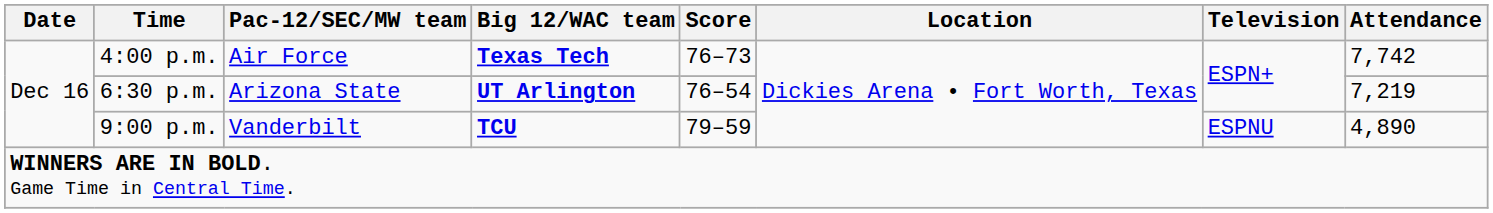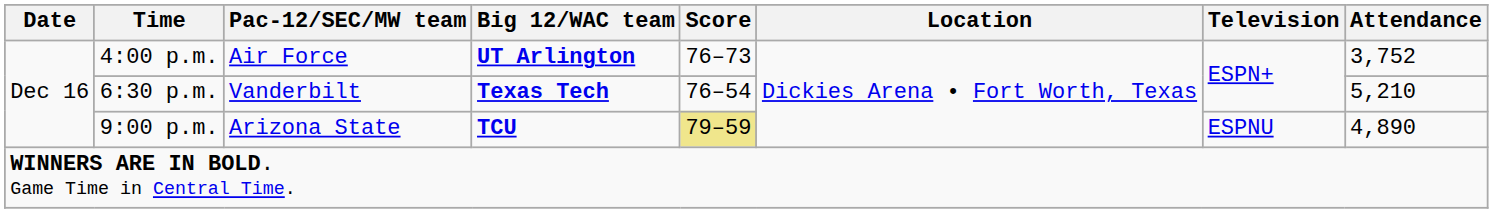(543, 58) Texas Tech -> (556, 58) UT Arlington
(1383, 58) 7,742 -> (1383, 58) 3,752
(315, 94) Arizona State -> (295, 94) Vanderbilt
(556, 94) UT Arlington -> (543, 94) Texas Tech
(1383, 94) 7,219 -> (1383, 94) 5,210
(295, 129) Vanderbilt -> (315, 129) Arizona State
(718, 129) no background -> (718, 129) khaki background
